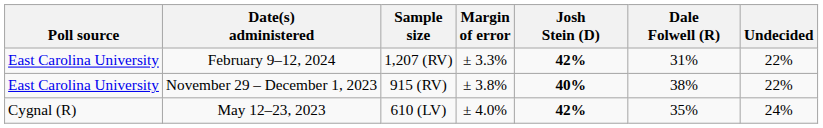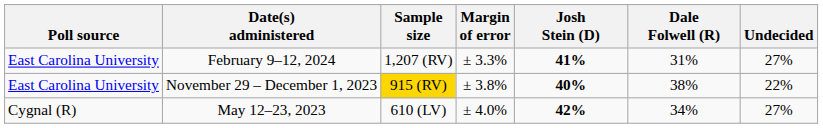(571, 60) 42% -> (571, 60) 41%
(779, 60) 22% -> (779, 60) 27%
(418, 85) no background -> (418, 85) gold background
(684, 111) 35% -> (684, 111) 34%
(779, 111) 24% -> (779, 111) 27%
